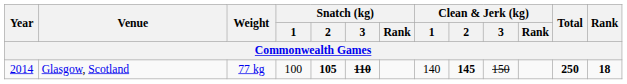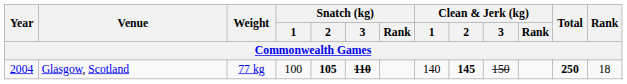(22, 69) 2014 -> (22, 69) 2004
(605, 69) bold -> (605, 69) normal
